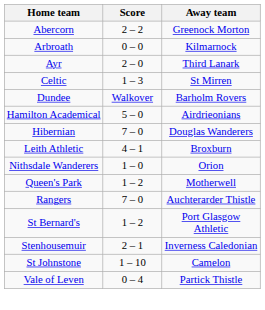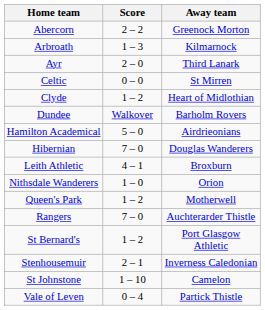(132, 47) 0 – 0 -> (132, 47) 1 – 3
(132, 81) 1 – 3 -> (132, 81) 0 – 0
+ row: (54, 98)
